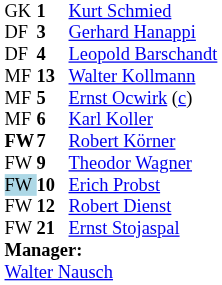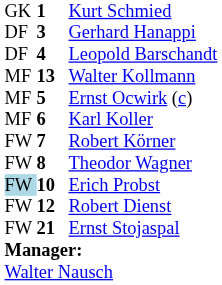(19, 141) bold -> (18, 141) normal
(41, 163) 9 -> (41, 163) 8
